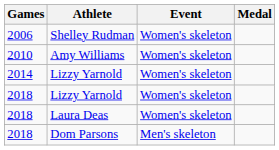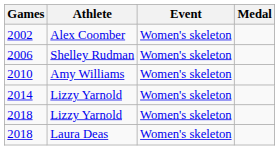+ row: (20, 34)
- row: (20, 134)
